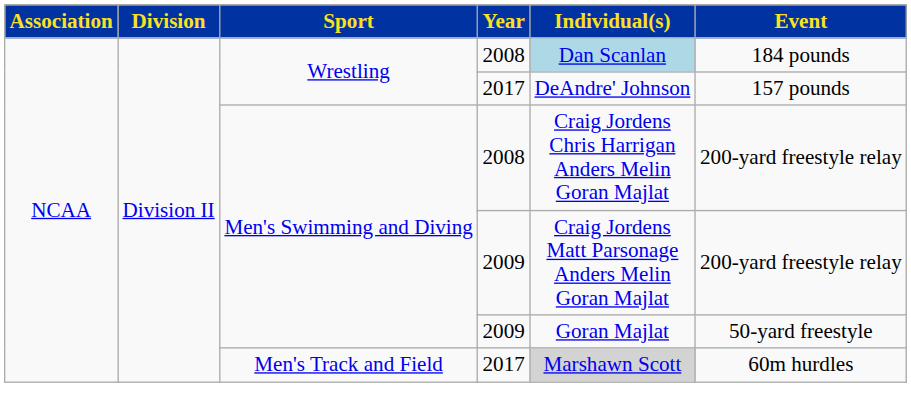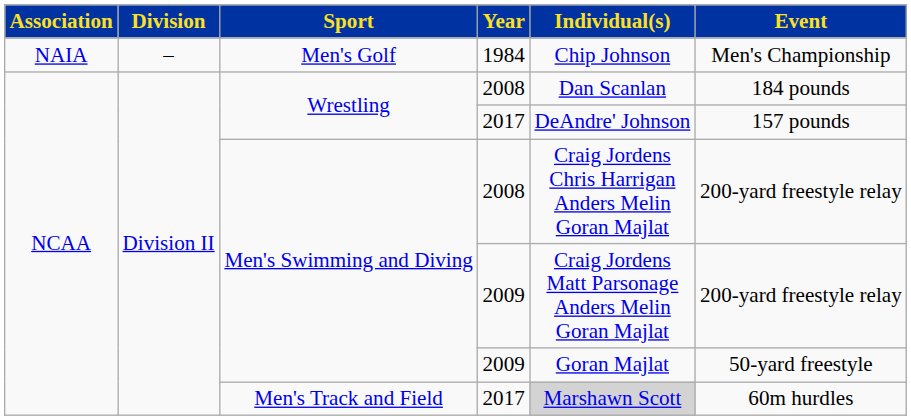+ row: (349, 54)
(612, 54) lightblue background -> (612, 88) no background
